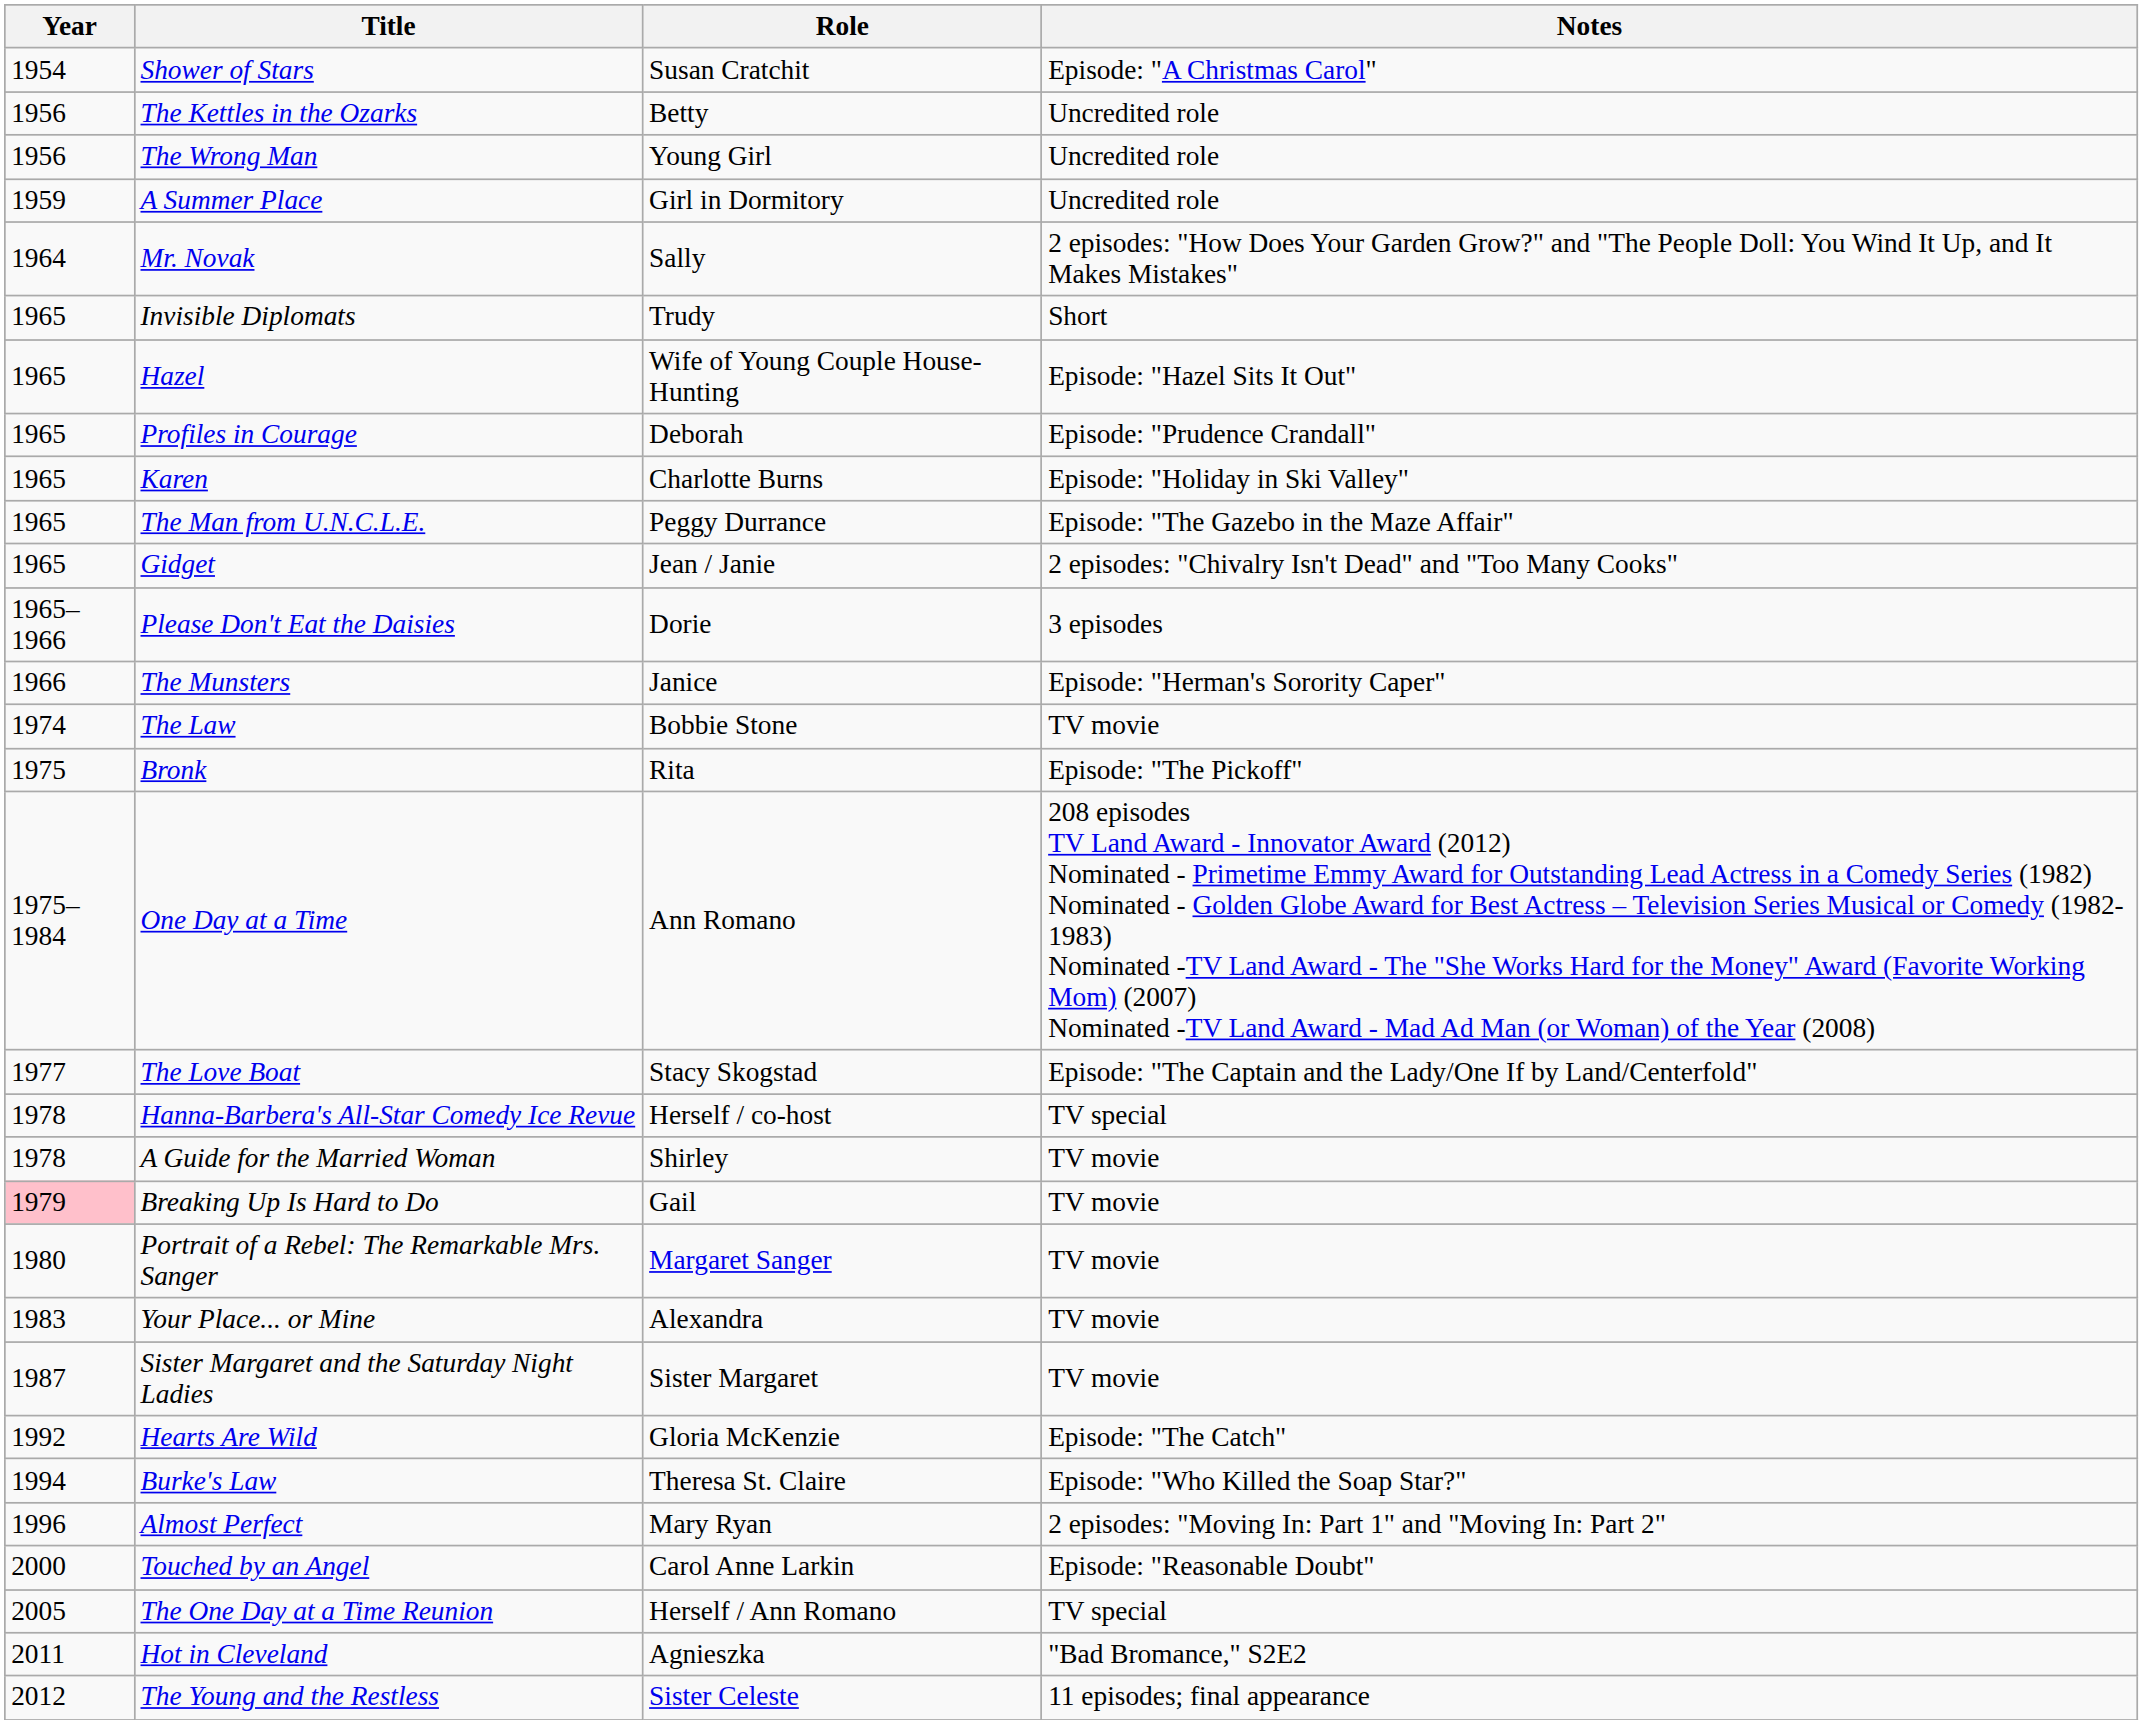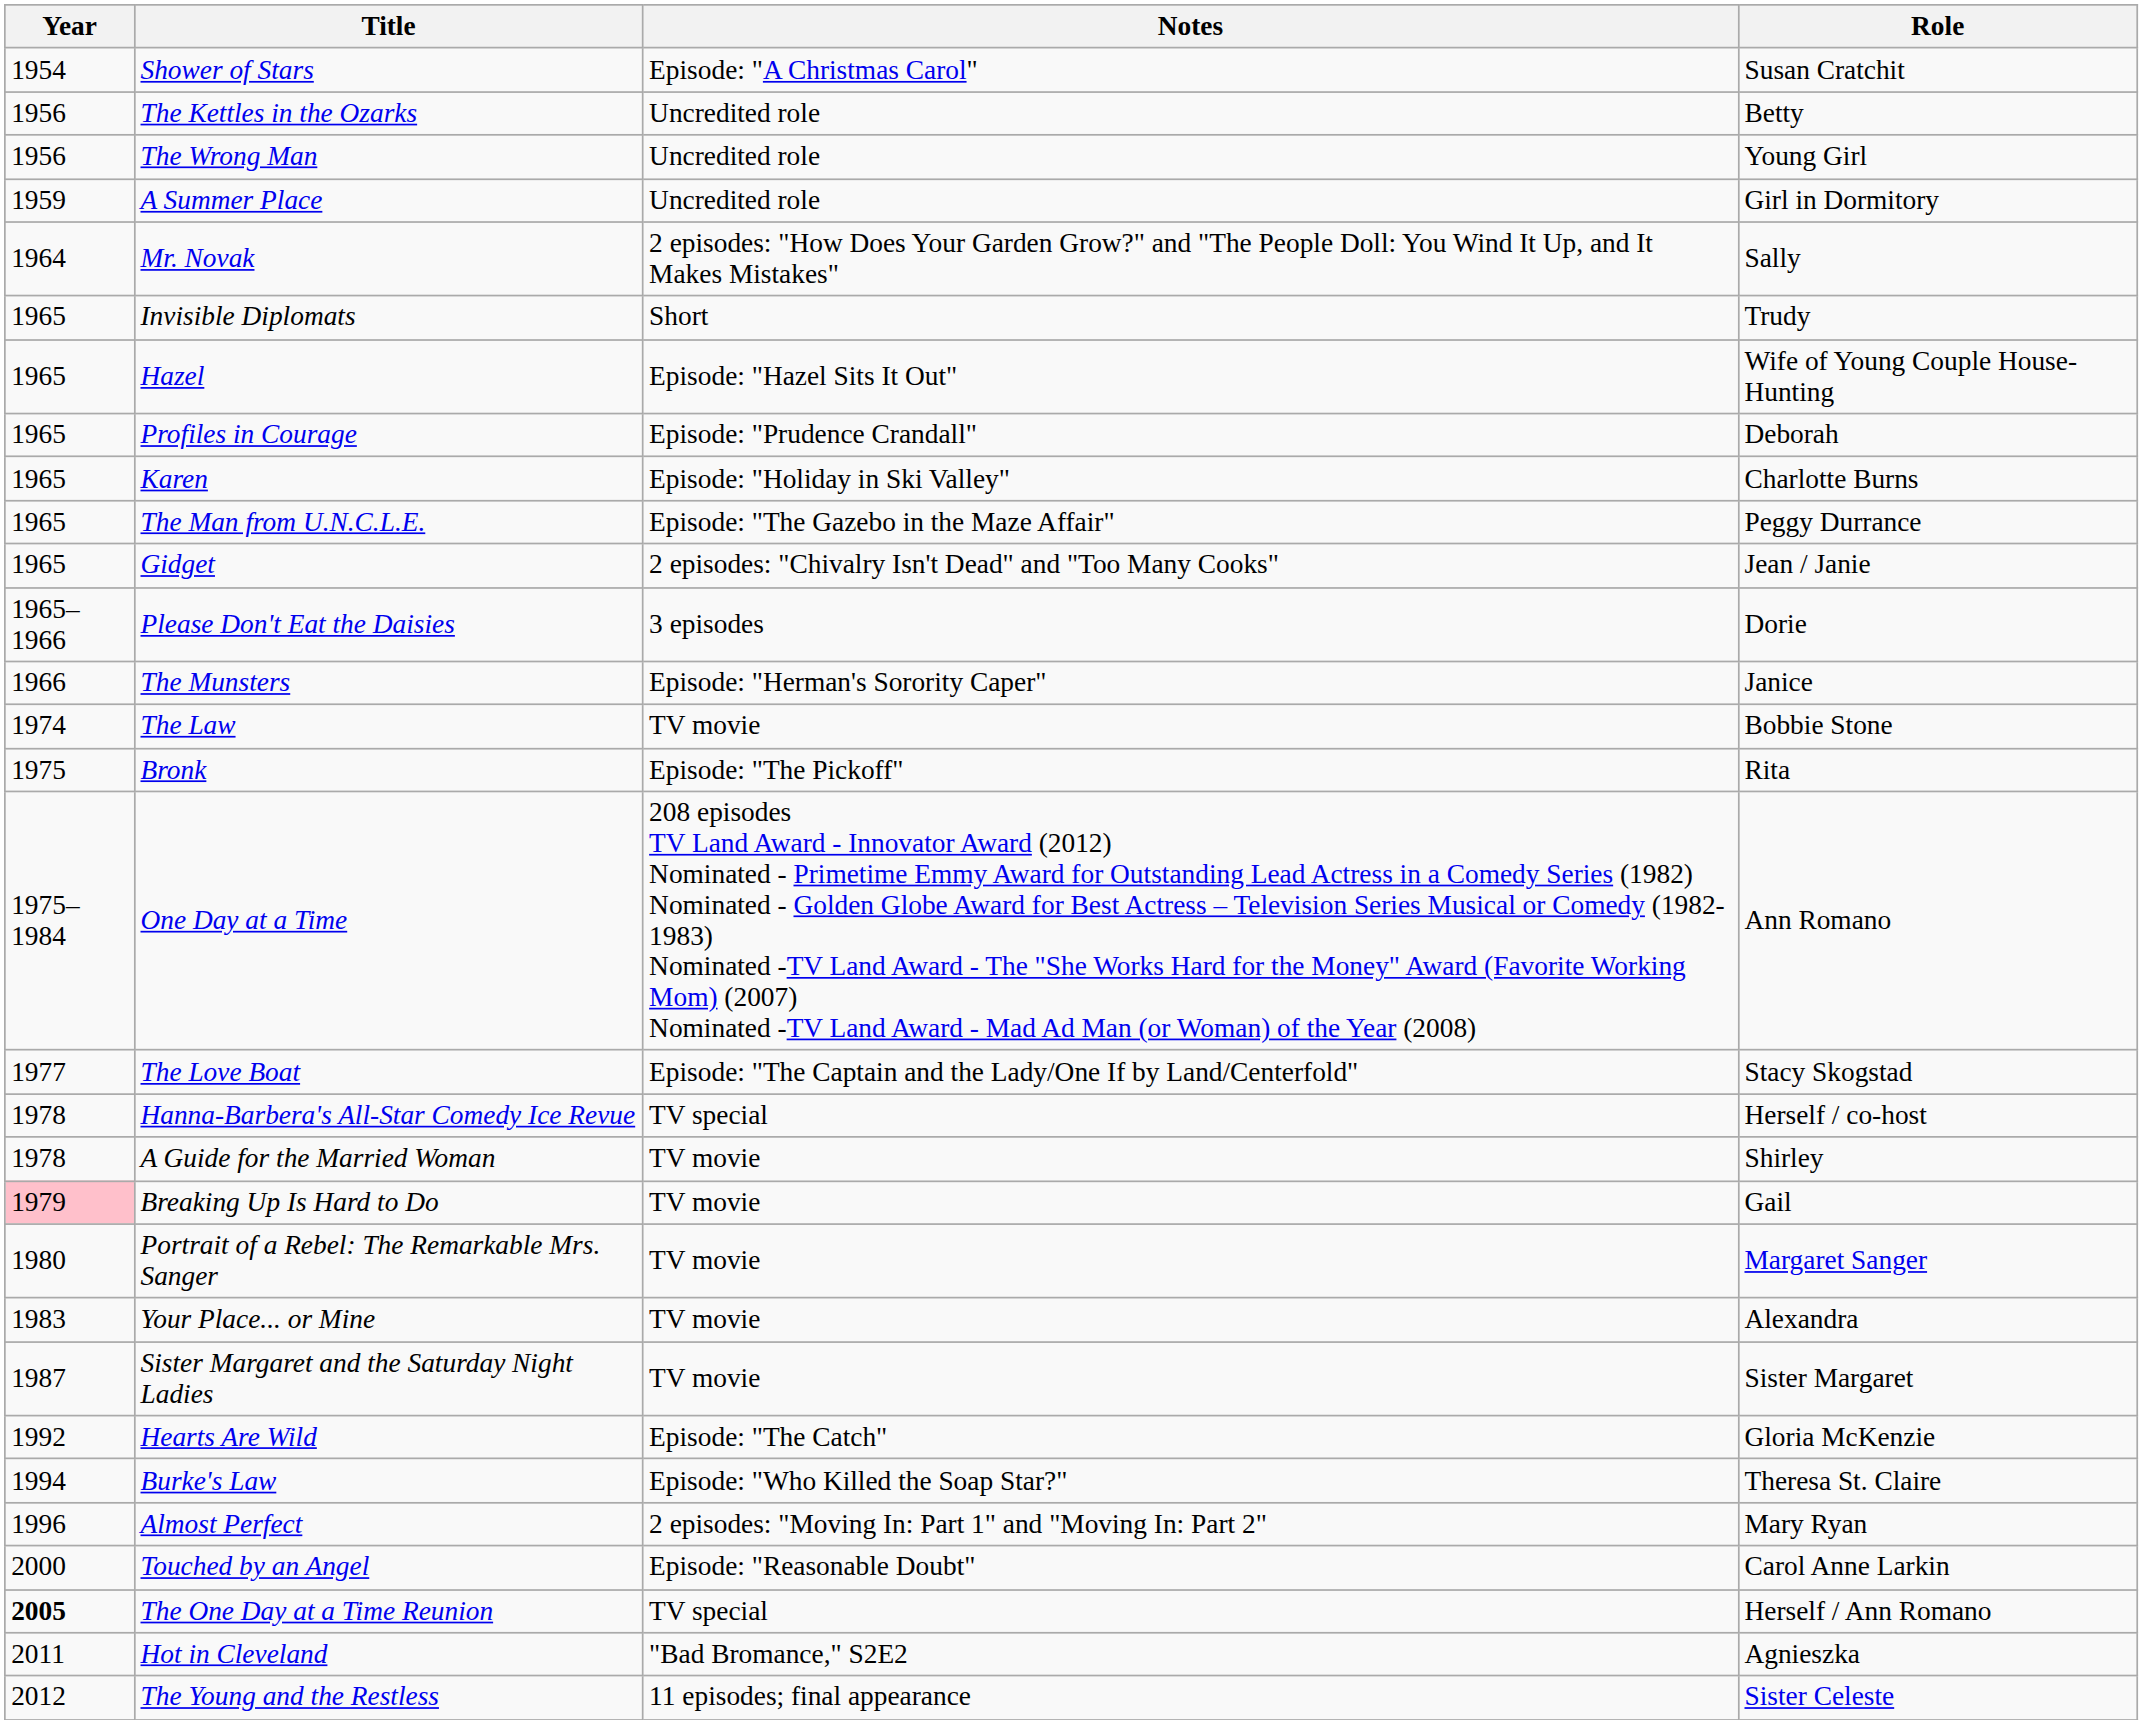columns swapped: (842, 26) <-> (1590, 26)
(39, 1610) normal -> (39, 1610) bold
